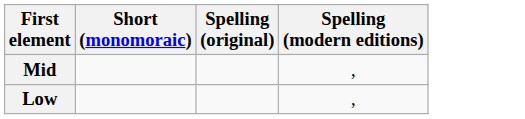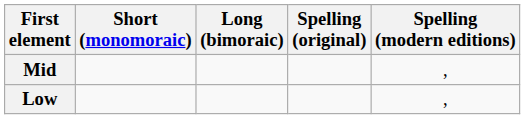+ column: (242, 29)
